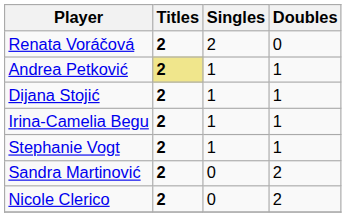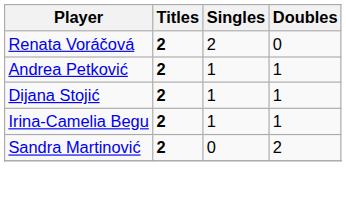(161, 70) khaki background -> (161, 70) no background
- row: (64, 148)
- row: (59, 199)
